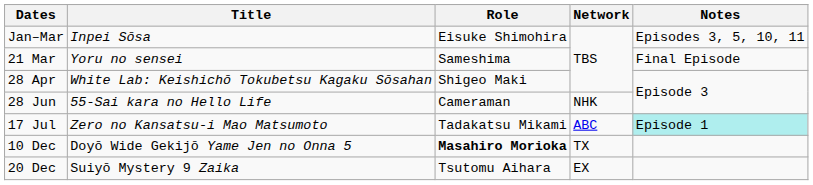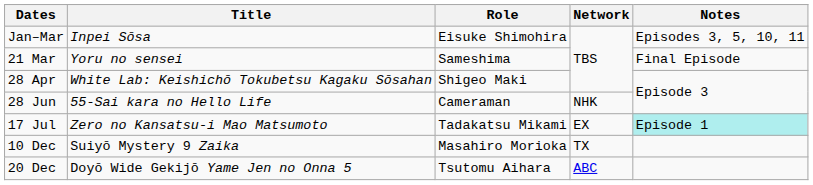(585, 125) ABC -> (581, 125) EX
(211, 146) Doyō Wide Gekijō Yame Jen no Onna 5 -> (155, 146) Suiyō Mystery 9 Zaika
(503, 146) bold -> (503, 146) normal
(155, 168) Suiyō Mystery 9 Zaika -> (211, 168) Doyō Wide Gekijō Yame Jen no Onna 5
(581, 168) EX -> (585, 168) ABC
